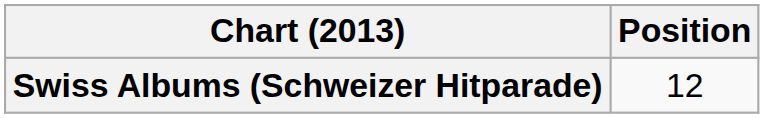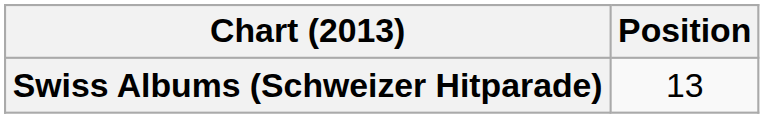(685, 84) 12 -> (685, 84) 13
